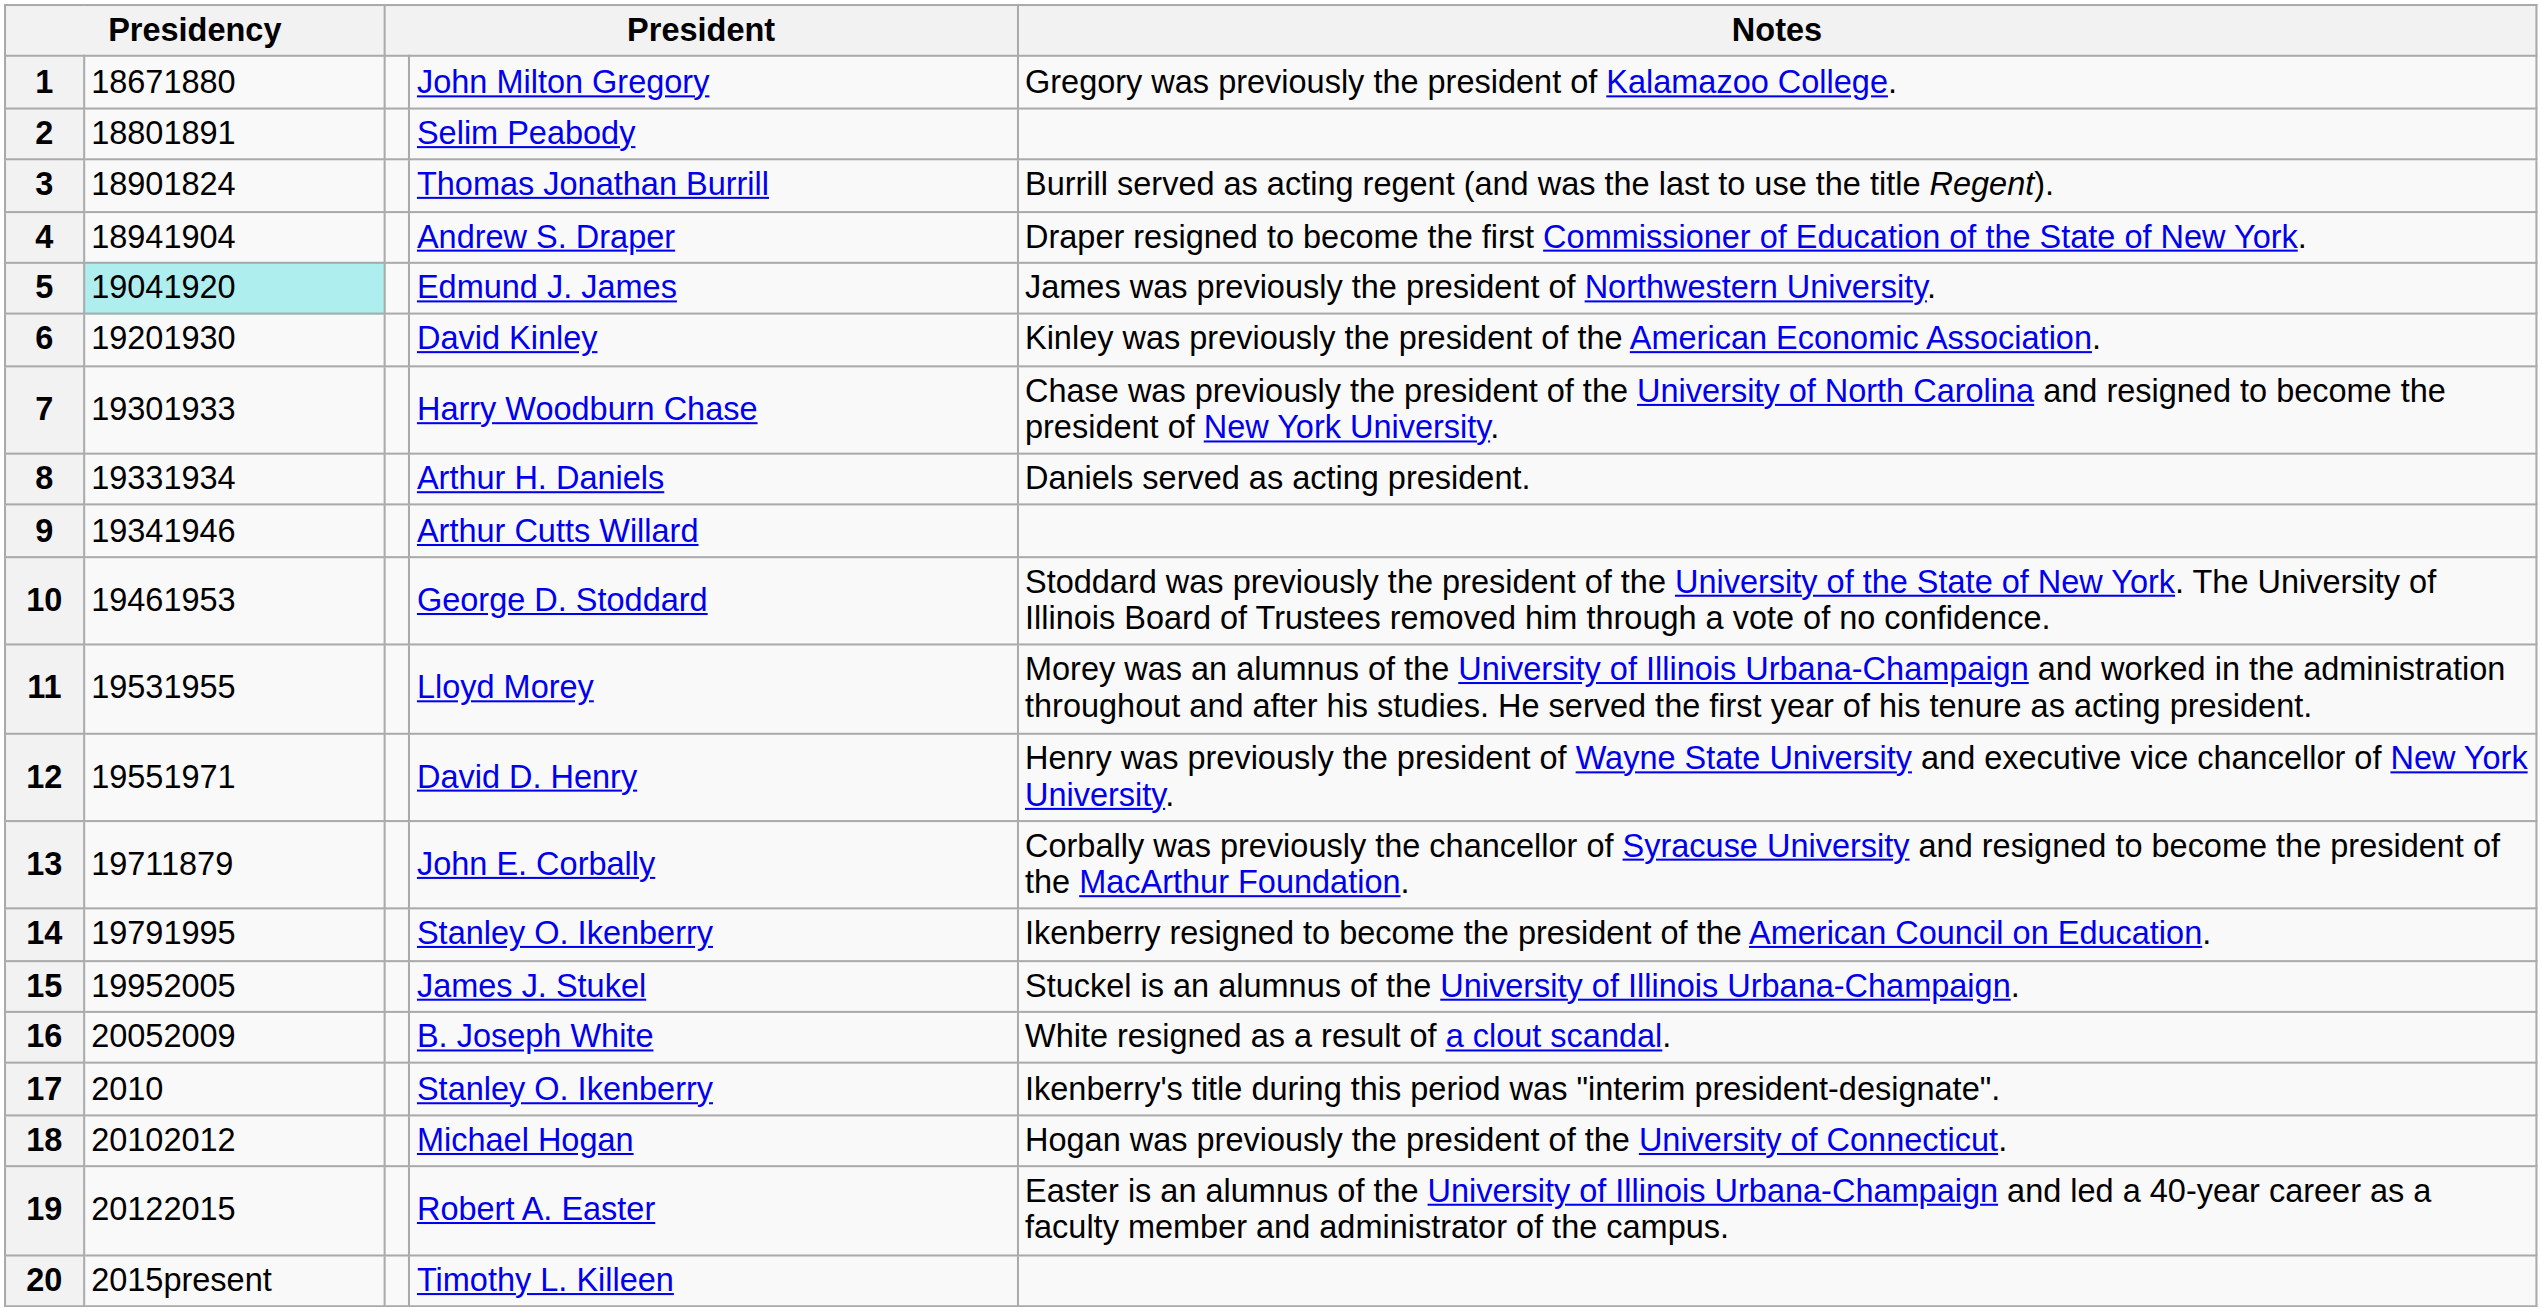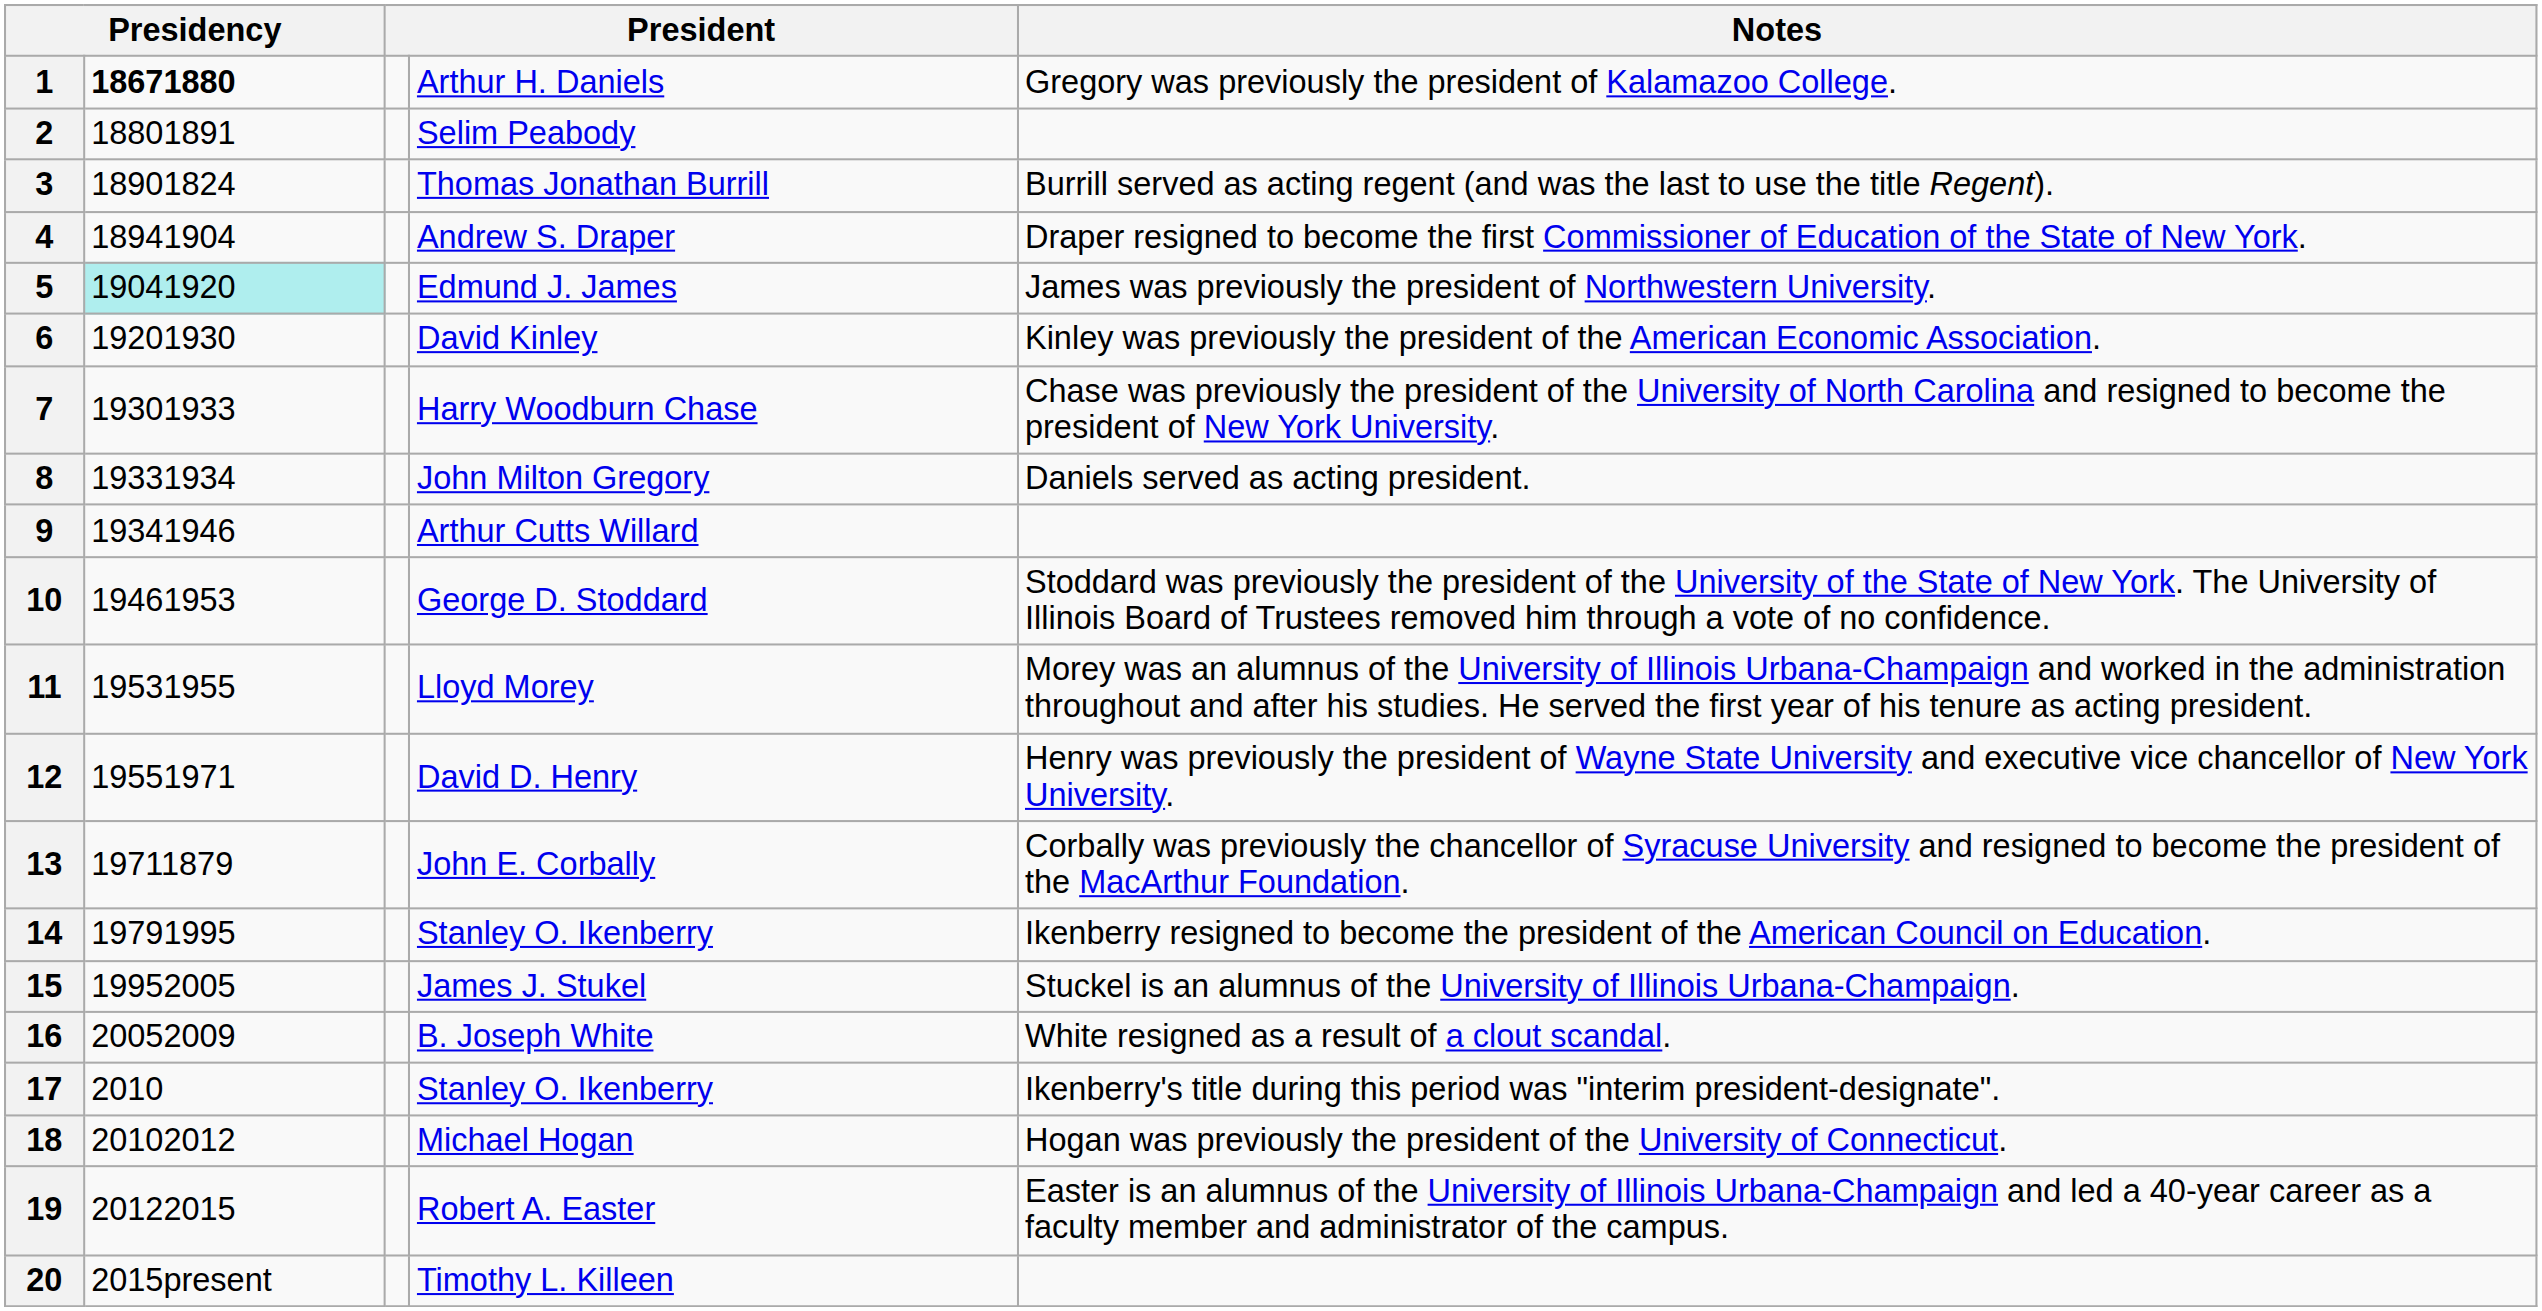(163, 81) normal -> (163, 81) bold
(563, 81) John Milton Gregory -> (541, 81) Arthur H. Daniels
(541, 478) Arthur H. Daniels -> (563, 478) John Milton Gregory
